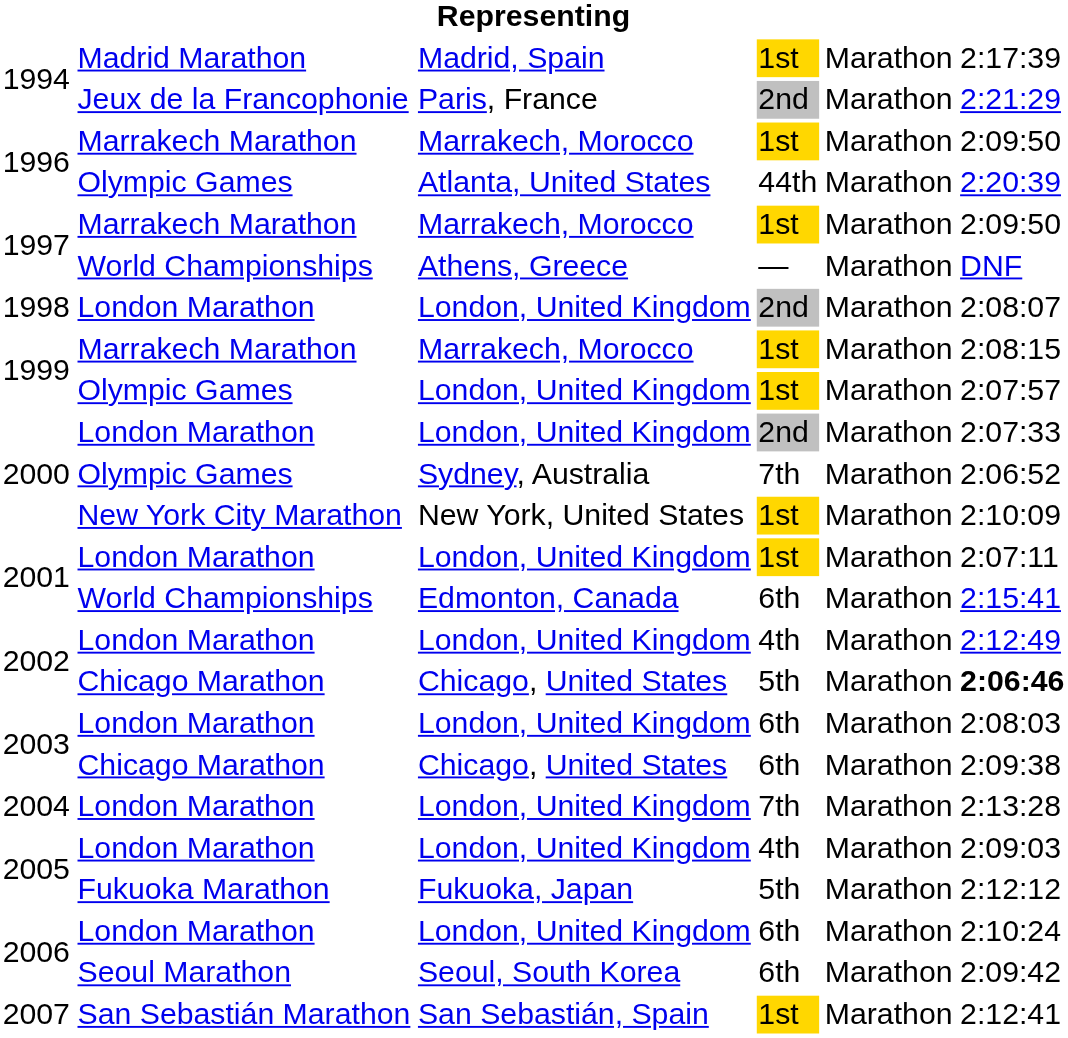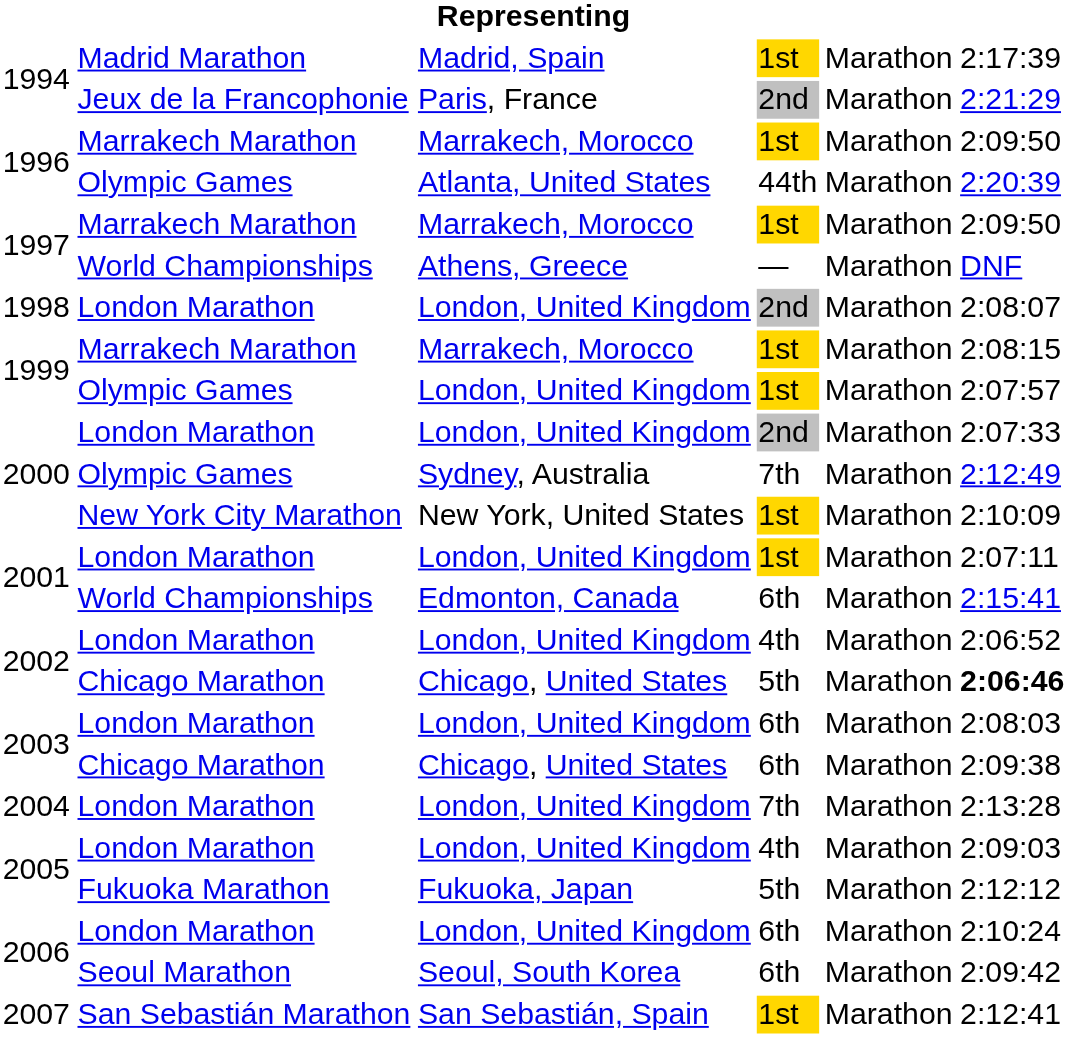(1011, 473) 2:06:52 -> (1011, 473) 2:12:49
(1011, 639) 2:12:49 -> (1011, 639) 2:06:52
